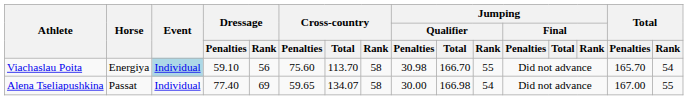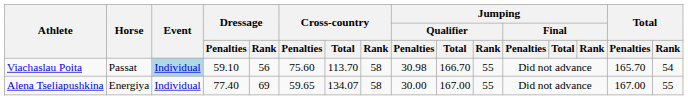(129, 67) Energiya -> (123, 67) Passat
(123, 86) Passat -> (129, 86) Energiya
(455, 86) 166.98 -> (455, 86) 167.00
(488, 86) 54 -> (488, 86) 55
